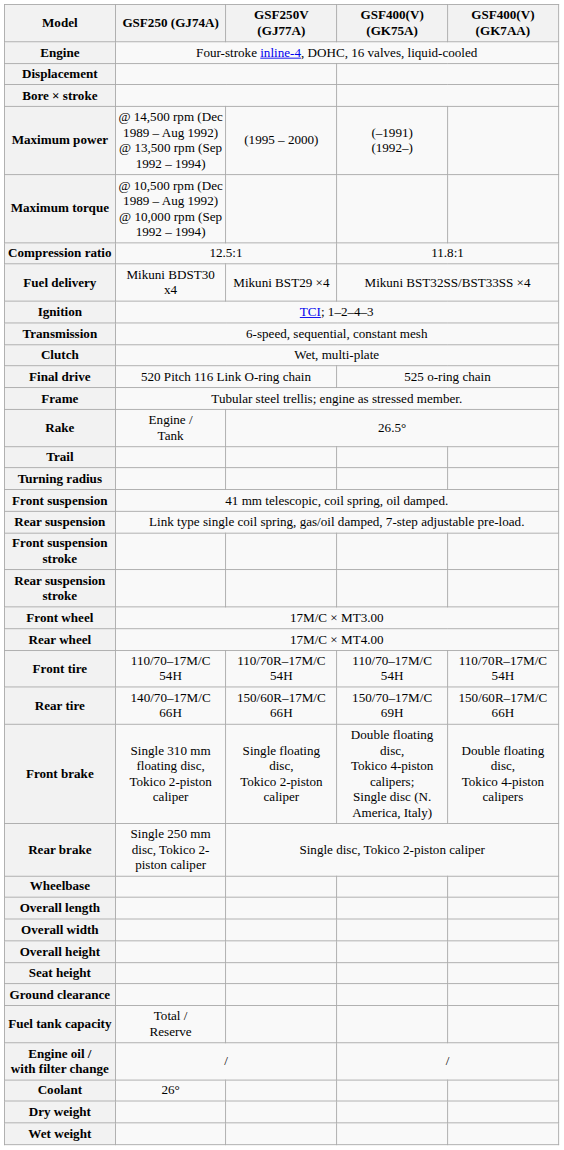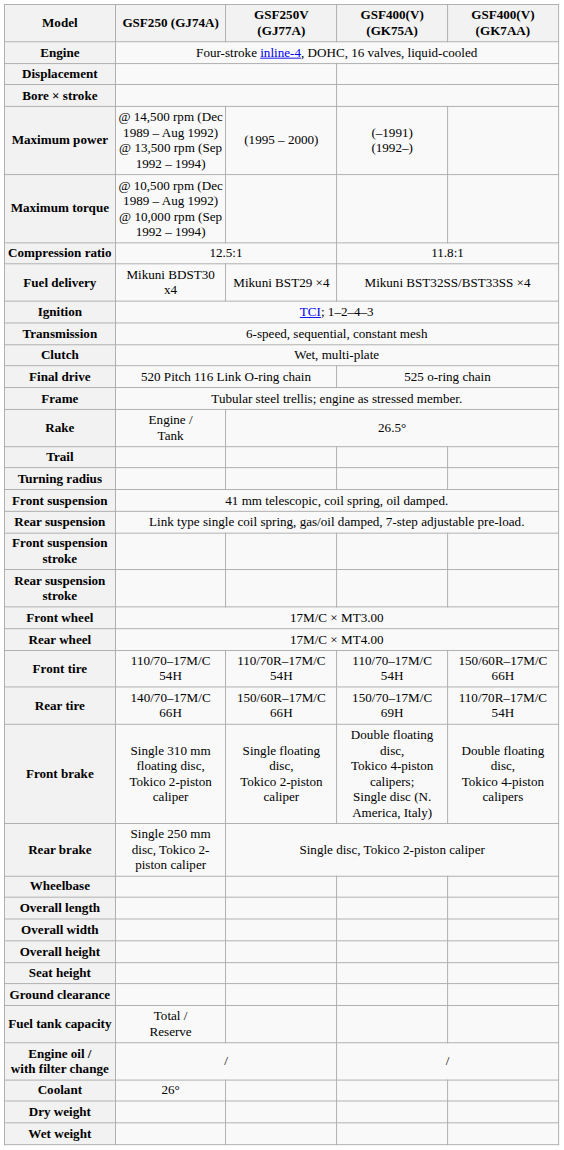(503, 669) 110/70R–17M/C 54H -> (503, 669) 150/60R–17M/C 66H
(503, 706) 150/60R–17M/C 66H -> (503, 706) 110/70R–17M/C 54H
